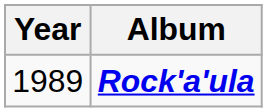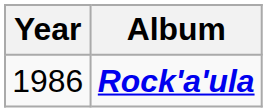(48, 80) 1989 -> (48, 80) 1986
